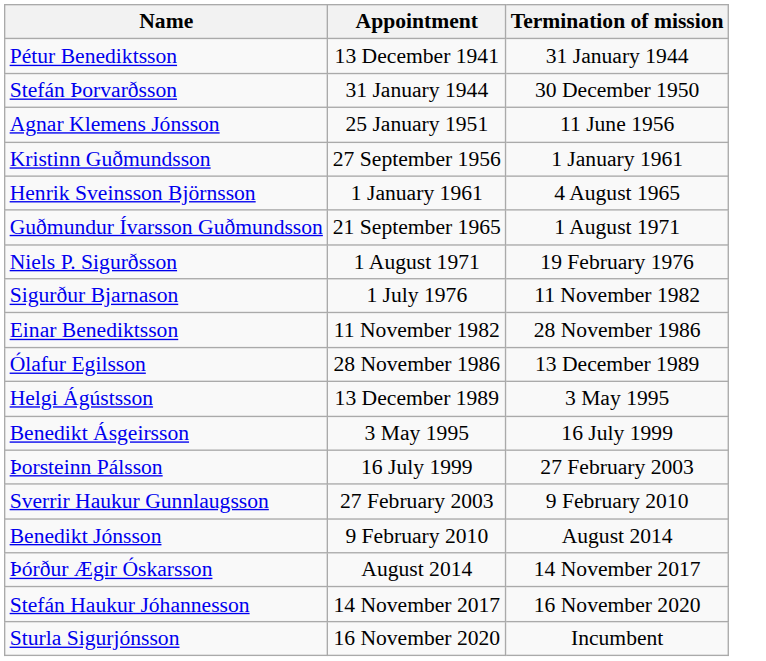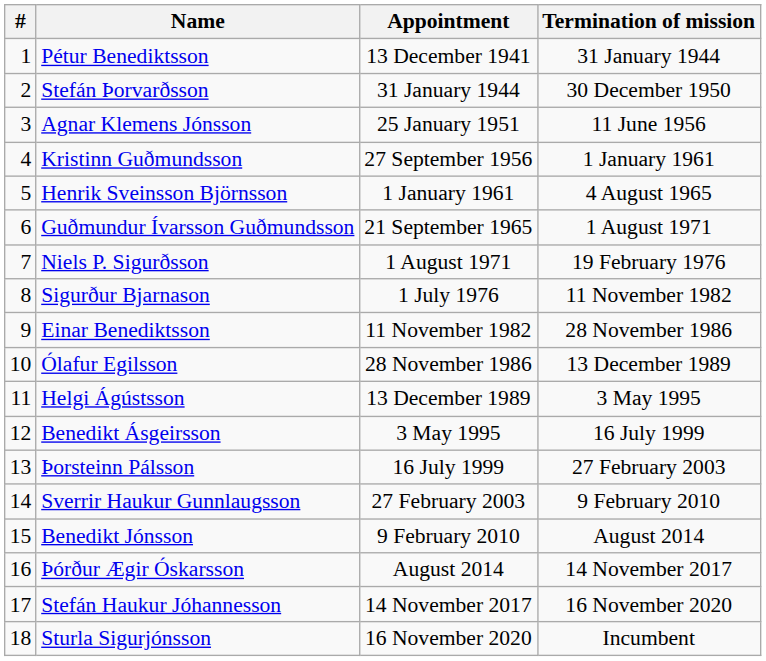+ column: (20, 21)
